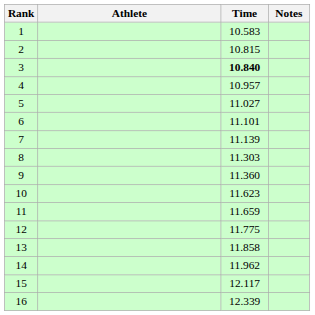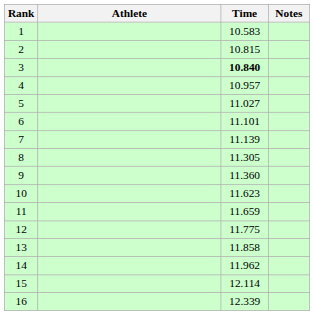(245, 157) 11.303 -> (245, 157) 11.305
(245, 283) 12.117 -> (245, 283) 12.114
